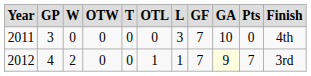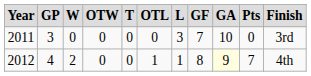(285, 38) 4th -> (285, 38) 3rd
(200, 60) 7 -> (200, 60) 8
(285, 60) 3rd -> (285, 60) 4th
